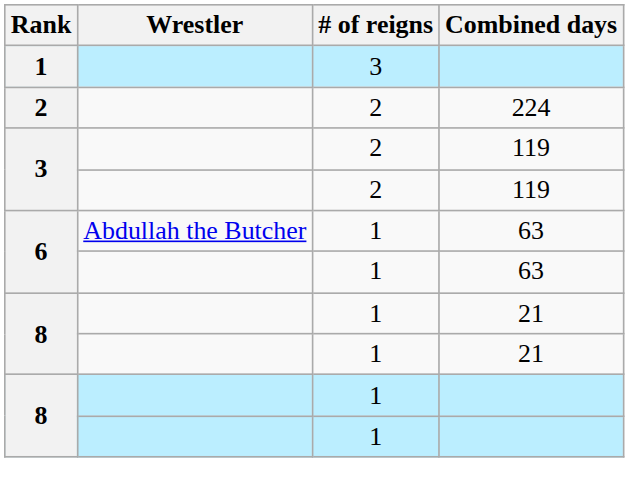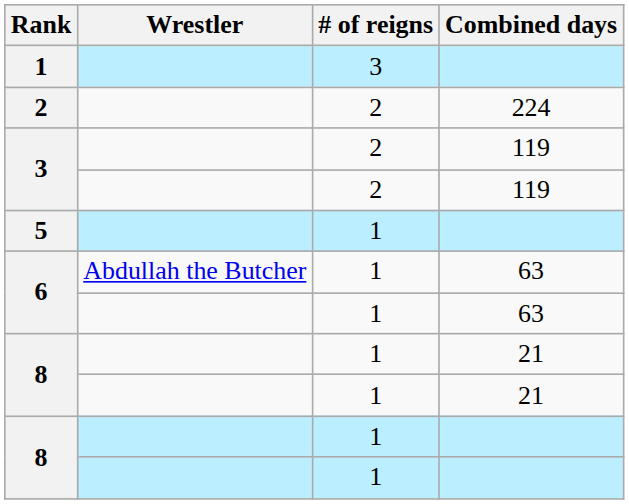+ row: (41, 230)
